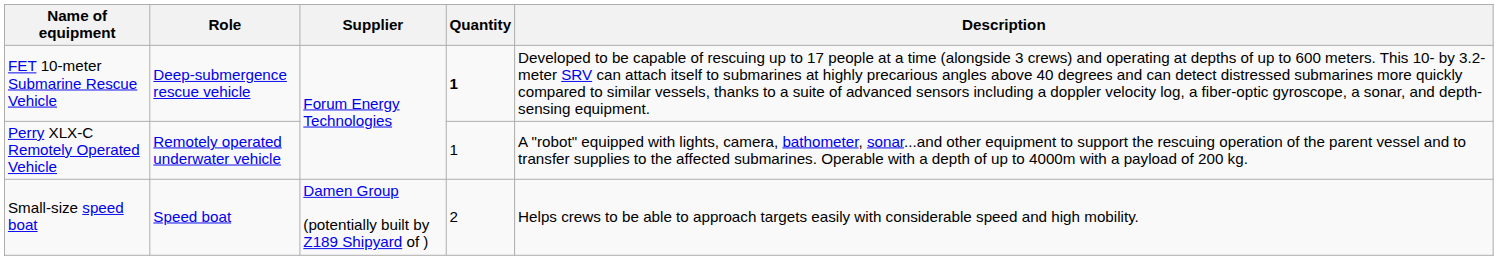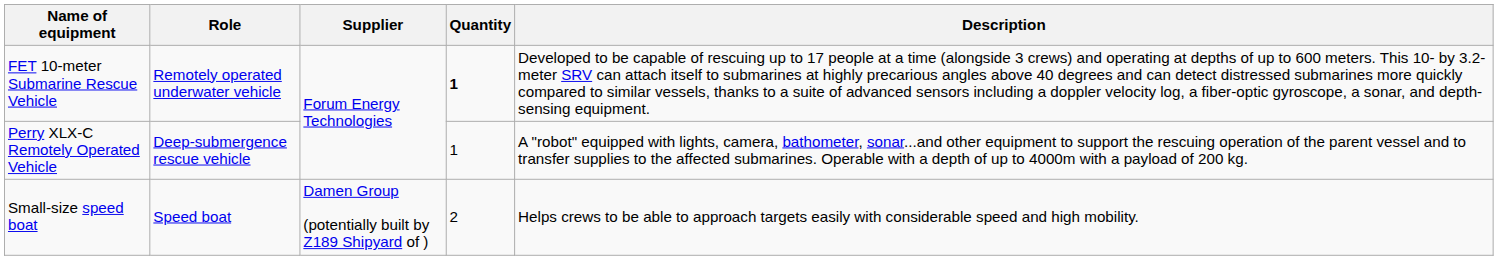(220, 83) Deep-submergence rescue vehicle -> (218, 83) Remotely operated underwater vehicle
(218, 150) Remotely operated underwater vehicle -> (220, 150) Deep-submergence rescue vehicle
